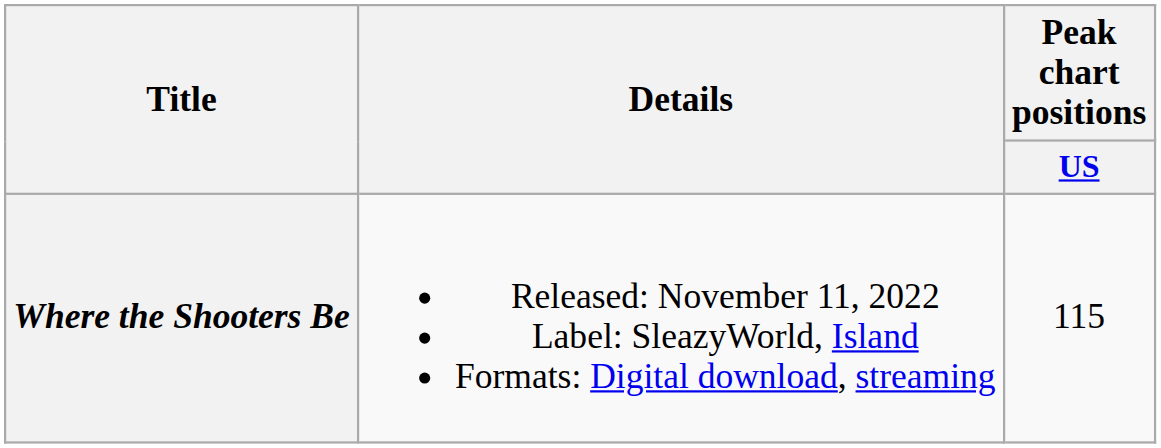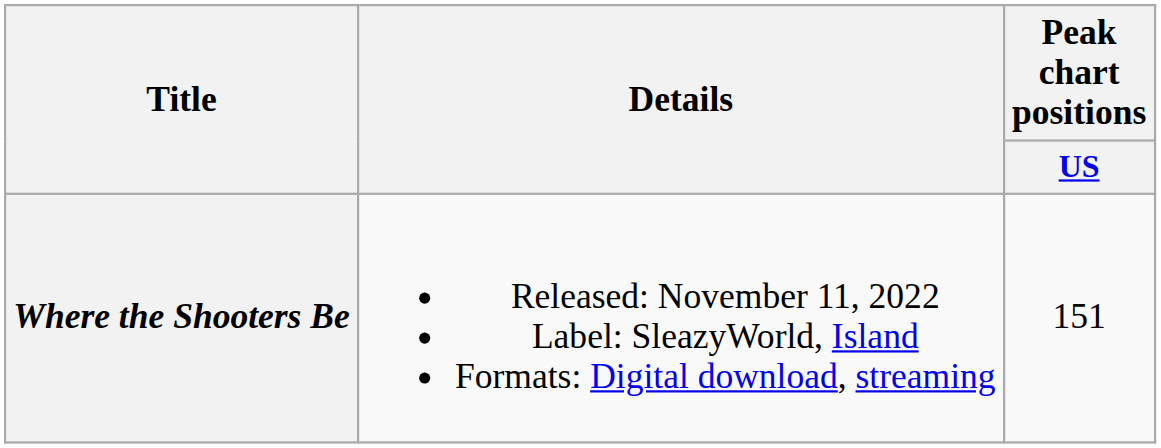(1079, 317) 115 -> (1079, 317) 151
